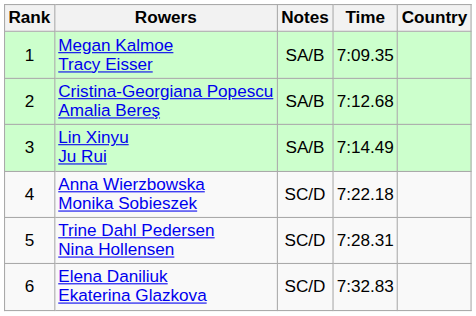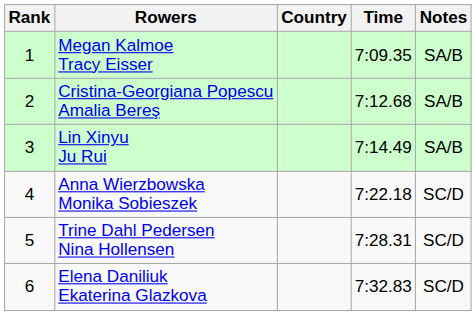columns swapped: (434, 18) <-> (305, 18)
